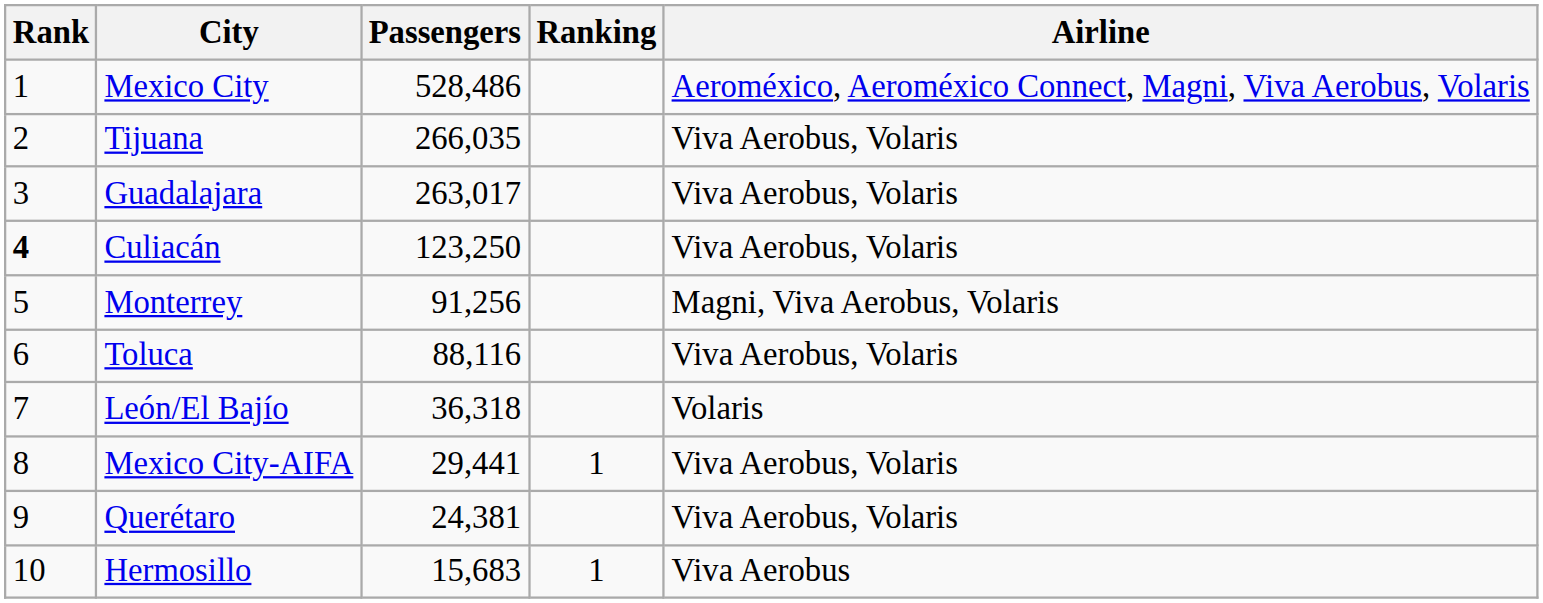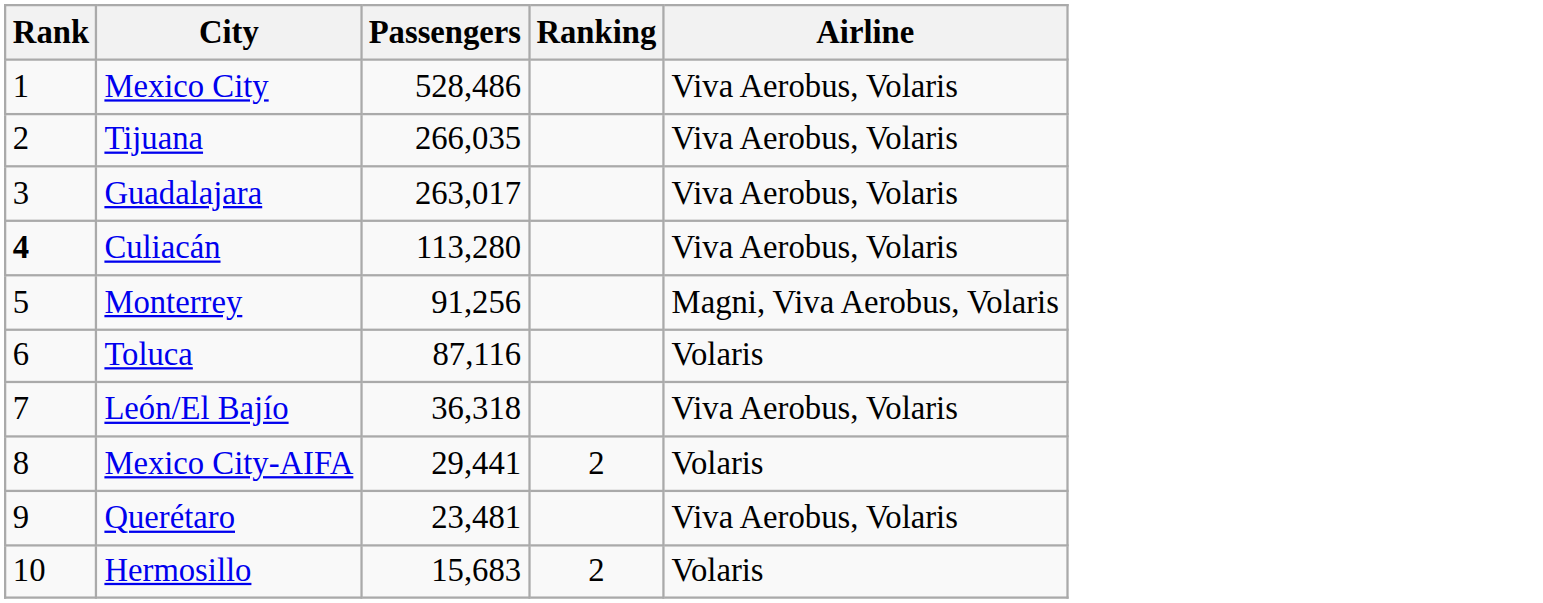(1101, 85) Aeroméxico, Aeroméxico Connect, Magni, Viva Aerobus, Volaris -> (815, 85) Viva Aerobus, Volaris
(468, 247) 123,250 -> (469, 247) 113,280
(477, 355) 88,116 -> (477, 355) 87,116
(815, 355) Viva Aerobus, Volaris -> (718, 355) Volaris
(718, 409) Volaris -> (815, 409) Viva Aerobus, Volaris
(596, 463) 1 -> (596, 463) 2
(815, 463) Viva Aerobus, Volaris -> (718, 463) Volaris
(476, 517) 24,381 -> (476, 517) 23,481
(596, 570) 1 -> (596, 570) 2
(761, 570) Viva Aerobus -> (718, 570) Volaris
